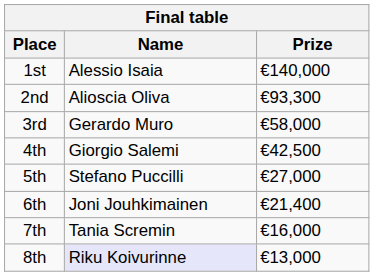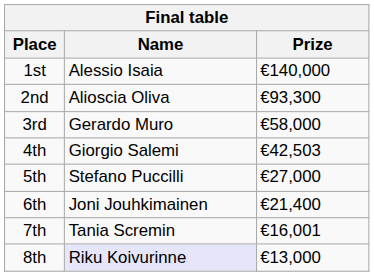(291, 151) €42,500 -> (291, 151) €42,503
(291, 230) €16,000 -> (291, 230) €16,001
